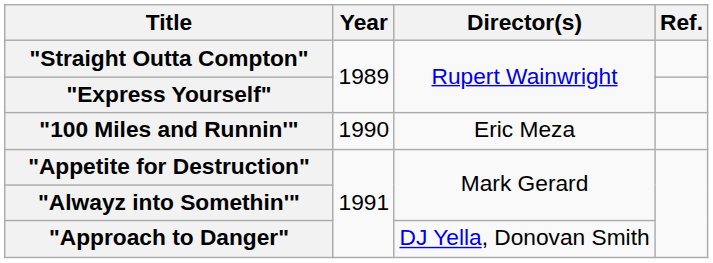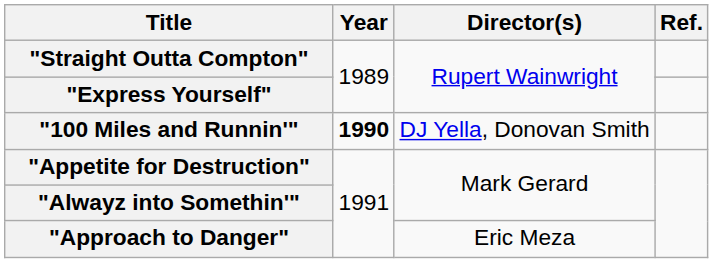(364, 130) normal -> (364, 130) bold
(525, 130) Eric Meza -> (525, 130) DJ Yella, Donovan Smith
(525, 238) DJ Yella, Donovan Smith -> (525, 238) Eric Meza
